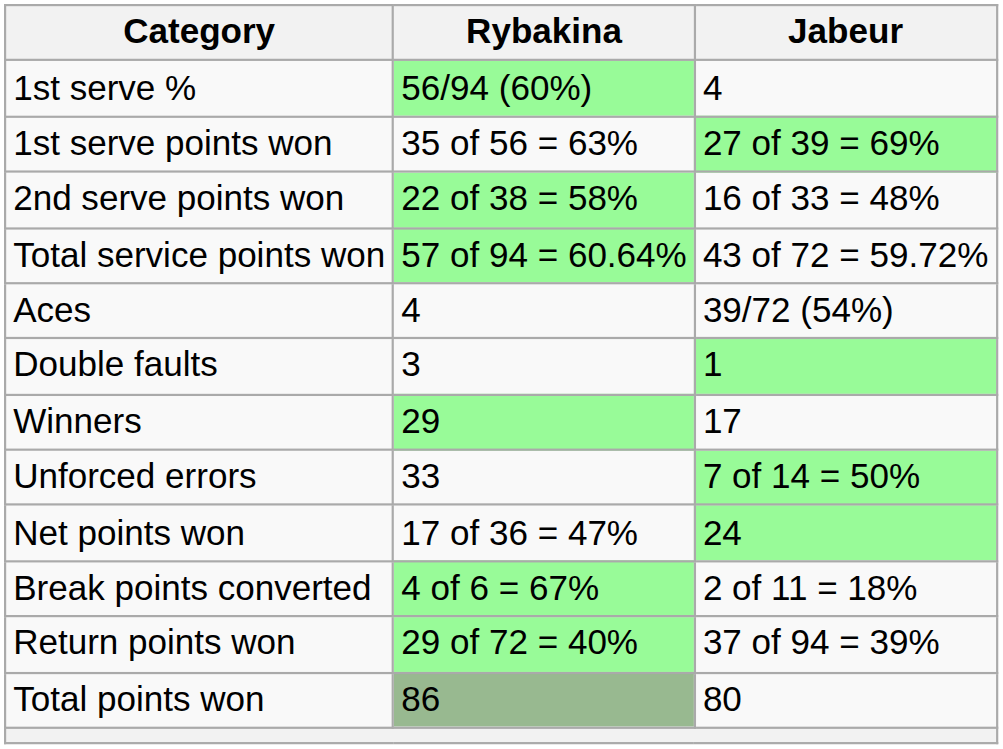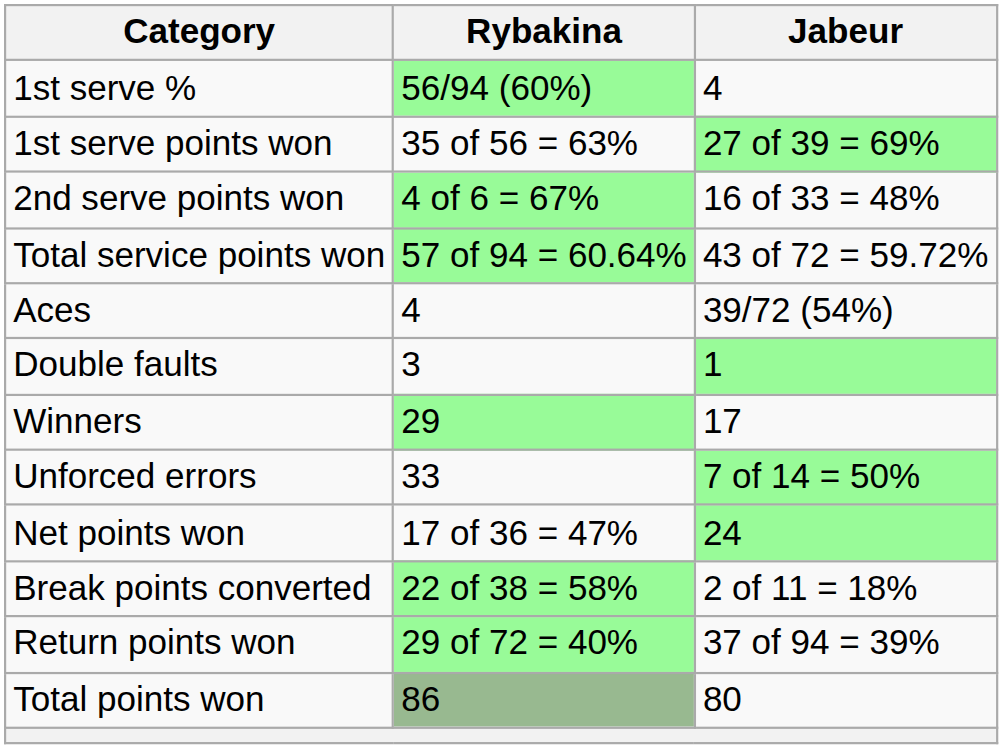(520, 198) 22 of 38 = 58% -> (500, 198) 4 of 6 = 67%
(500, 587) 4 of 6 = 67% -> (520, 587) 22 of 38 = 58%
